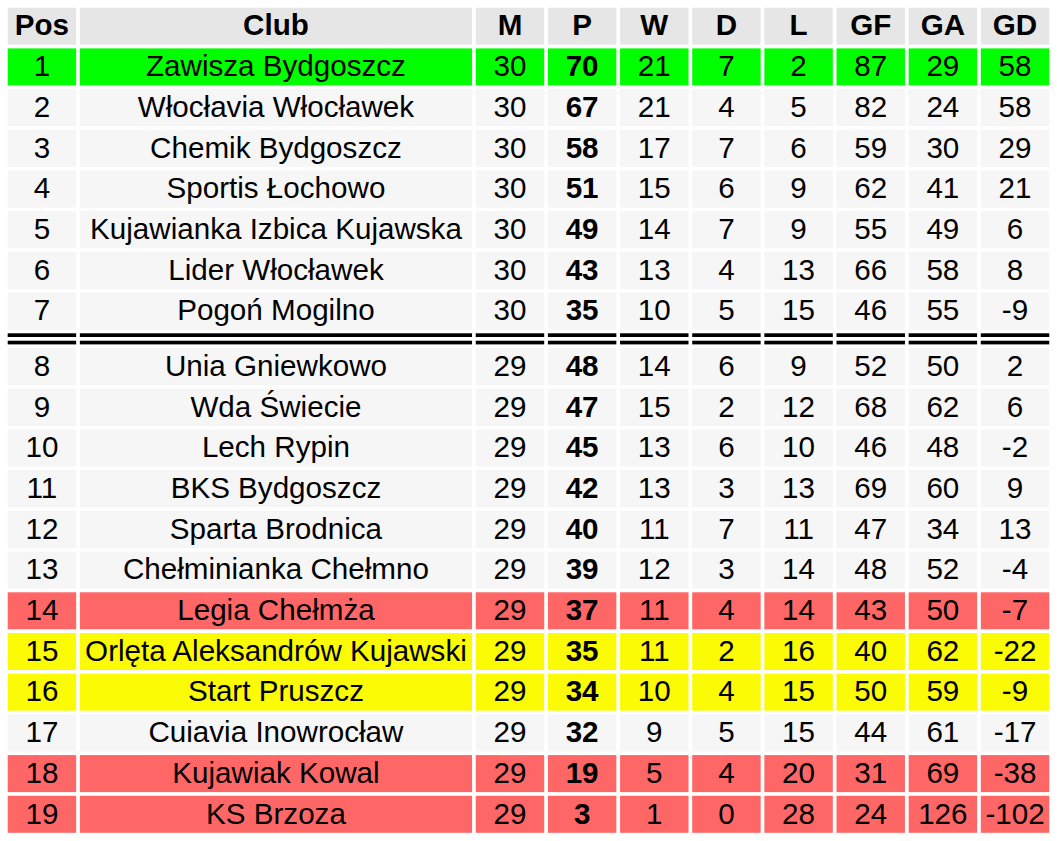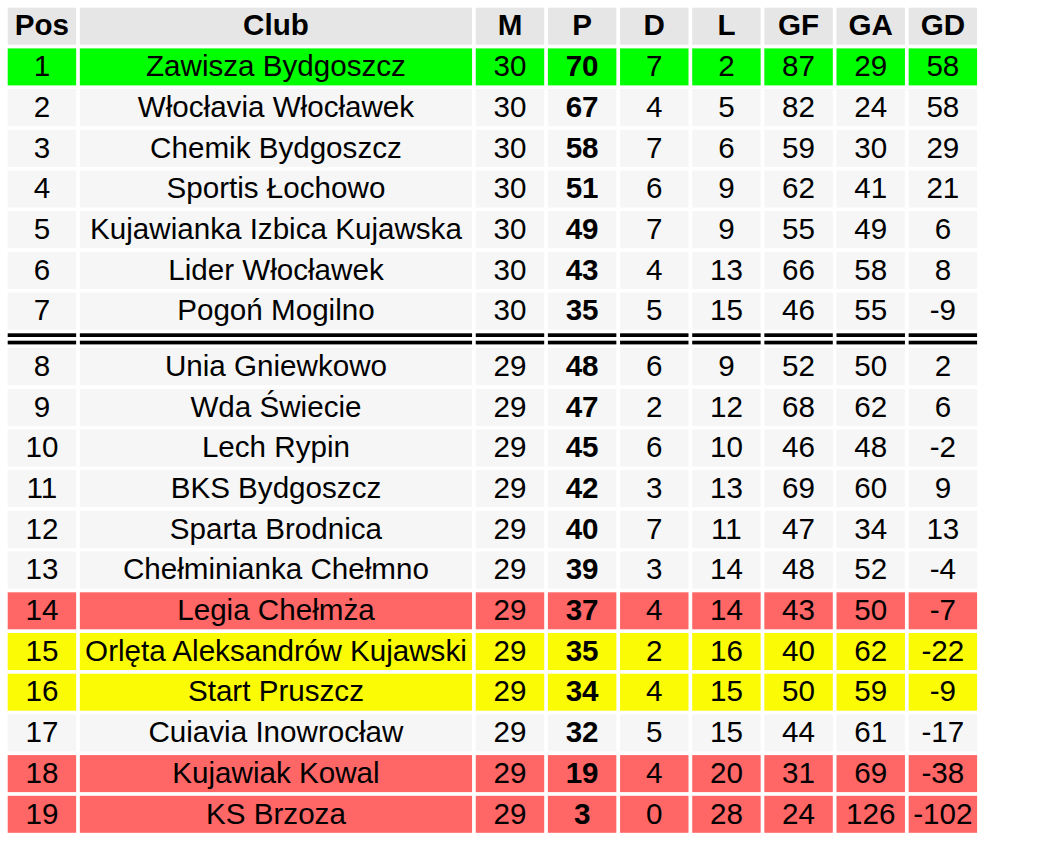- column: (654, 25)
